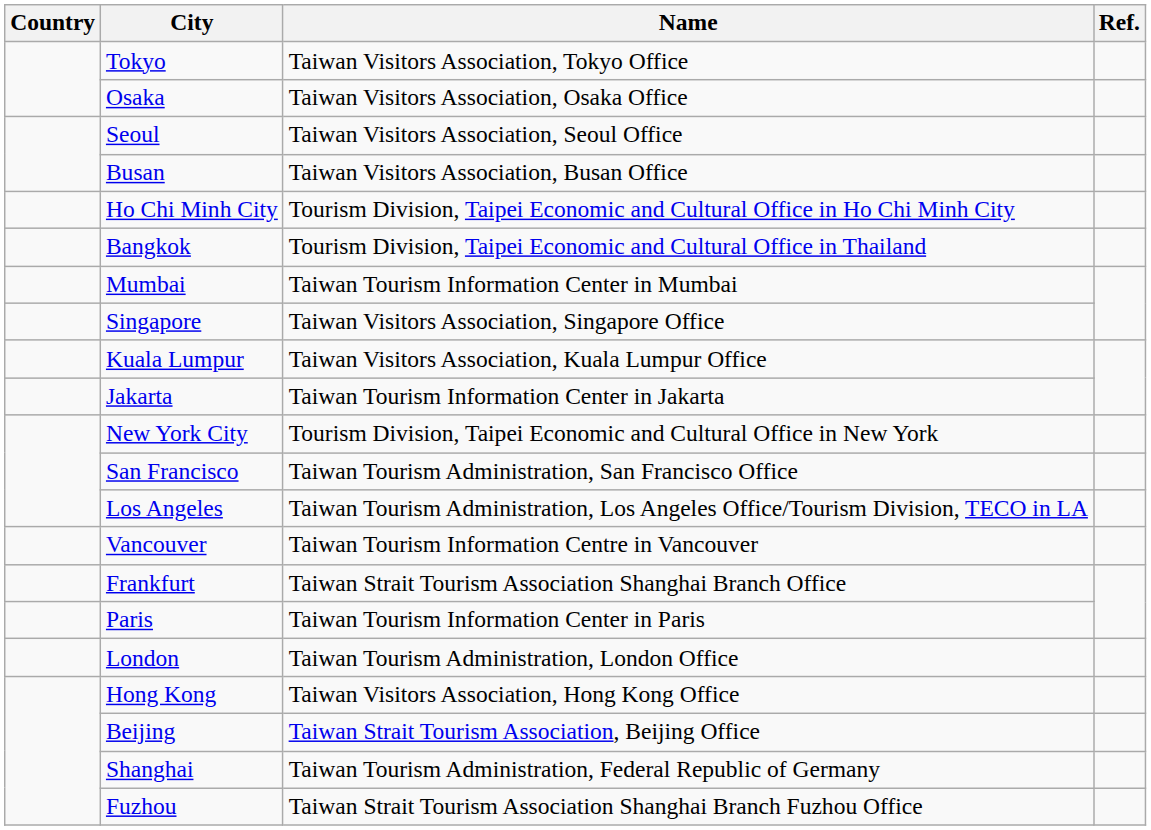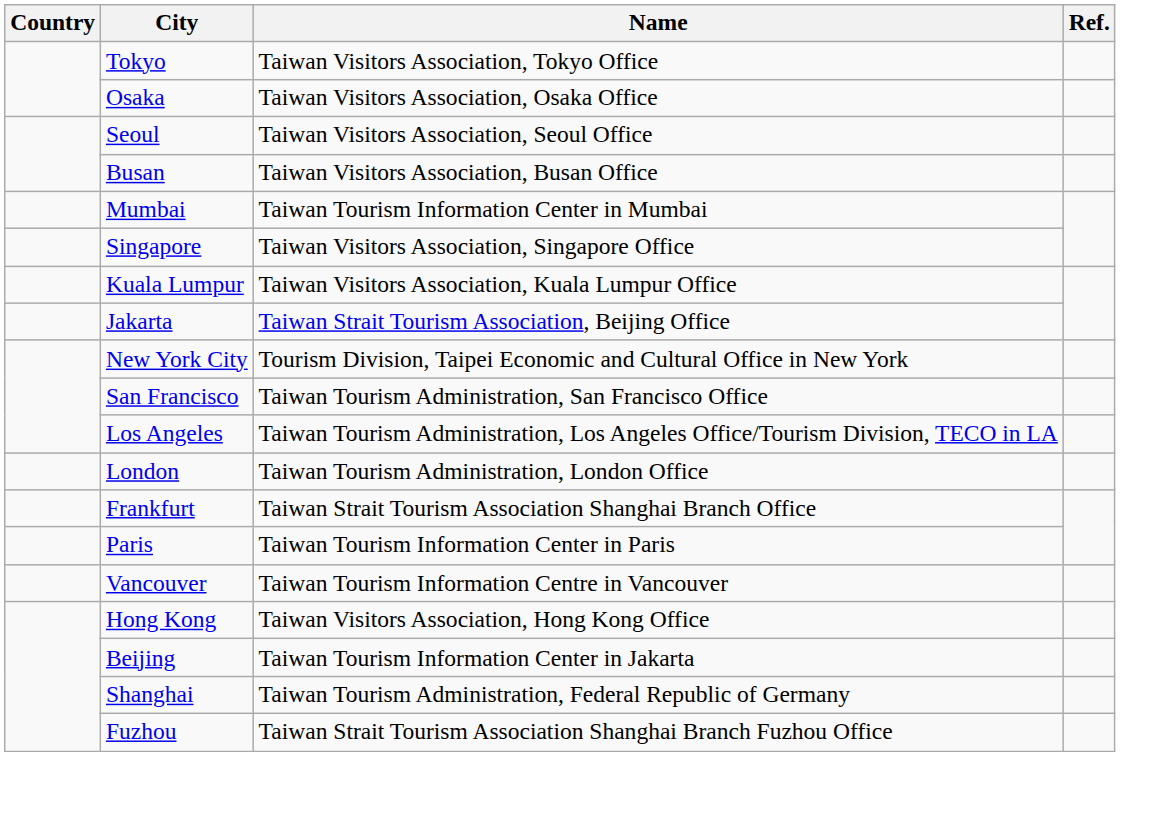- row: (192, 209)
- row: (148, 246)
(507, 396) Taiwan Tourism Information Center in Jakarta -> (494, 321) Taiwan Strait Tourism Association, Beijing Office
rows swapped: (156, 545) <-> (143, 657)
(524, 731) Taiwan Strait Tourism Association, Beijing Office -> (477, 657) Taiwan Tourism Information Center in Jakarta
